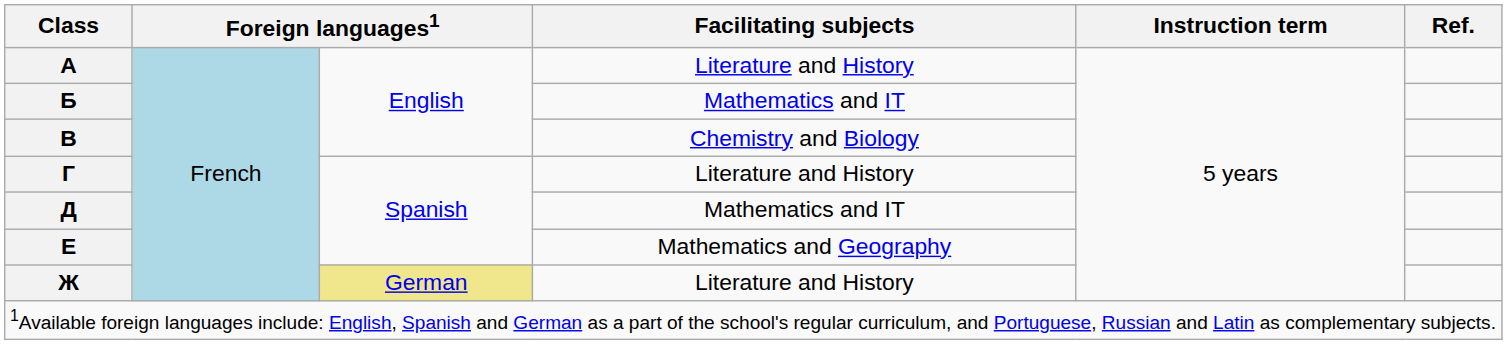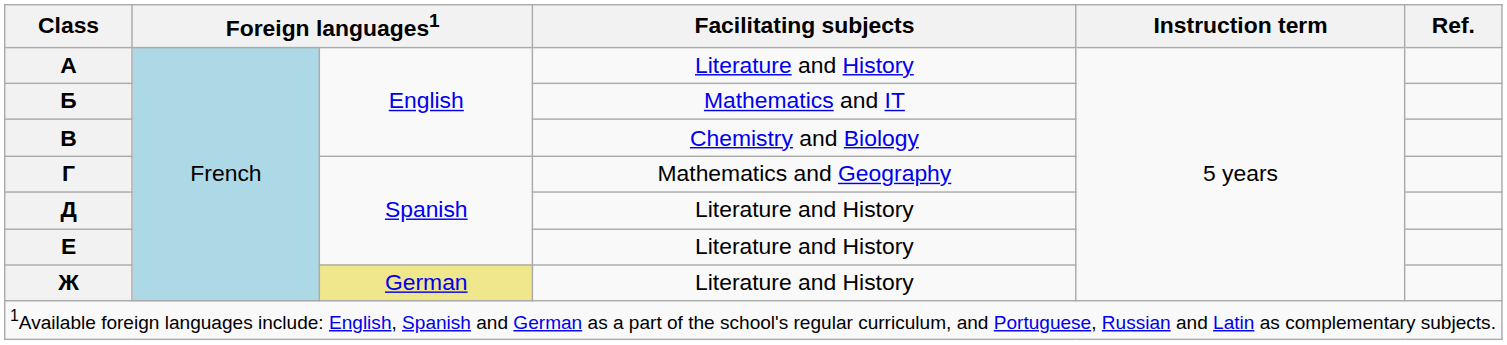(804, 173) Literature and History -> (804, 173) Mathematics and Geography
(804, 210) Mathematics and IT -> (804, 210) Literature and History
(804, 246) Mathematics and Geography -> (804, 246) Literature and History
